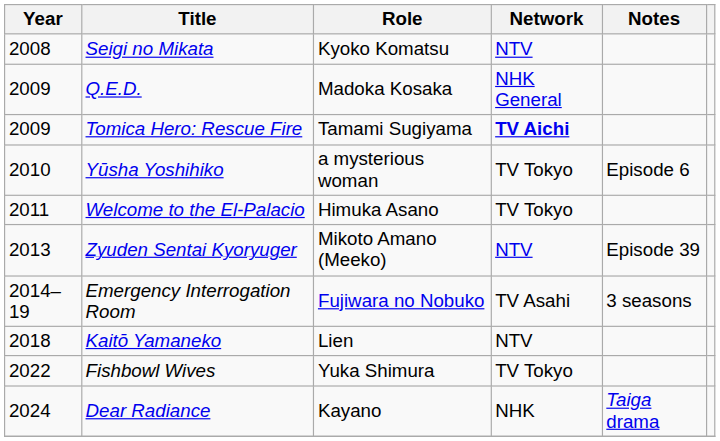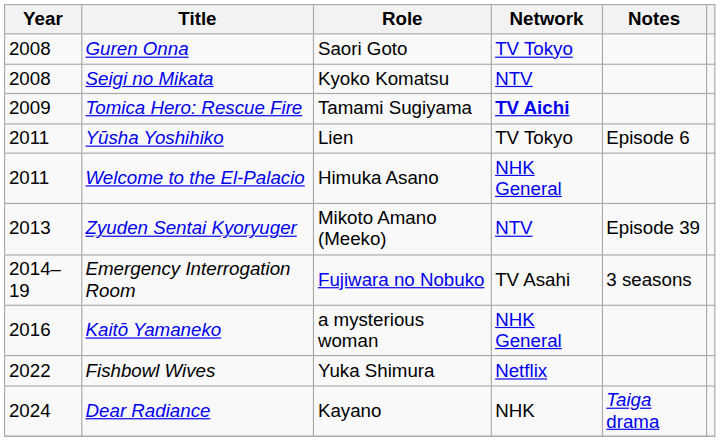+ row: (137, 49)
- row: (114, 89)
(30, 169) 2010 -> (29, 138) 2011
(371, 169) a mysterious woman -> (336, 138) Lien
(534, 209) TV Tokyo -> (528, 178) NHK General
(30, 341) 2018 -> (30, 330) 2016
(336, 341) Lien -> (371, 330) a mysterious woman
(514, 341) NTV -> (528, 330) NHK General
(534, 370) TV Tokyo -> (521, 370) Netflix
